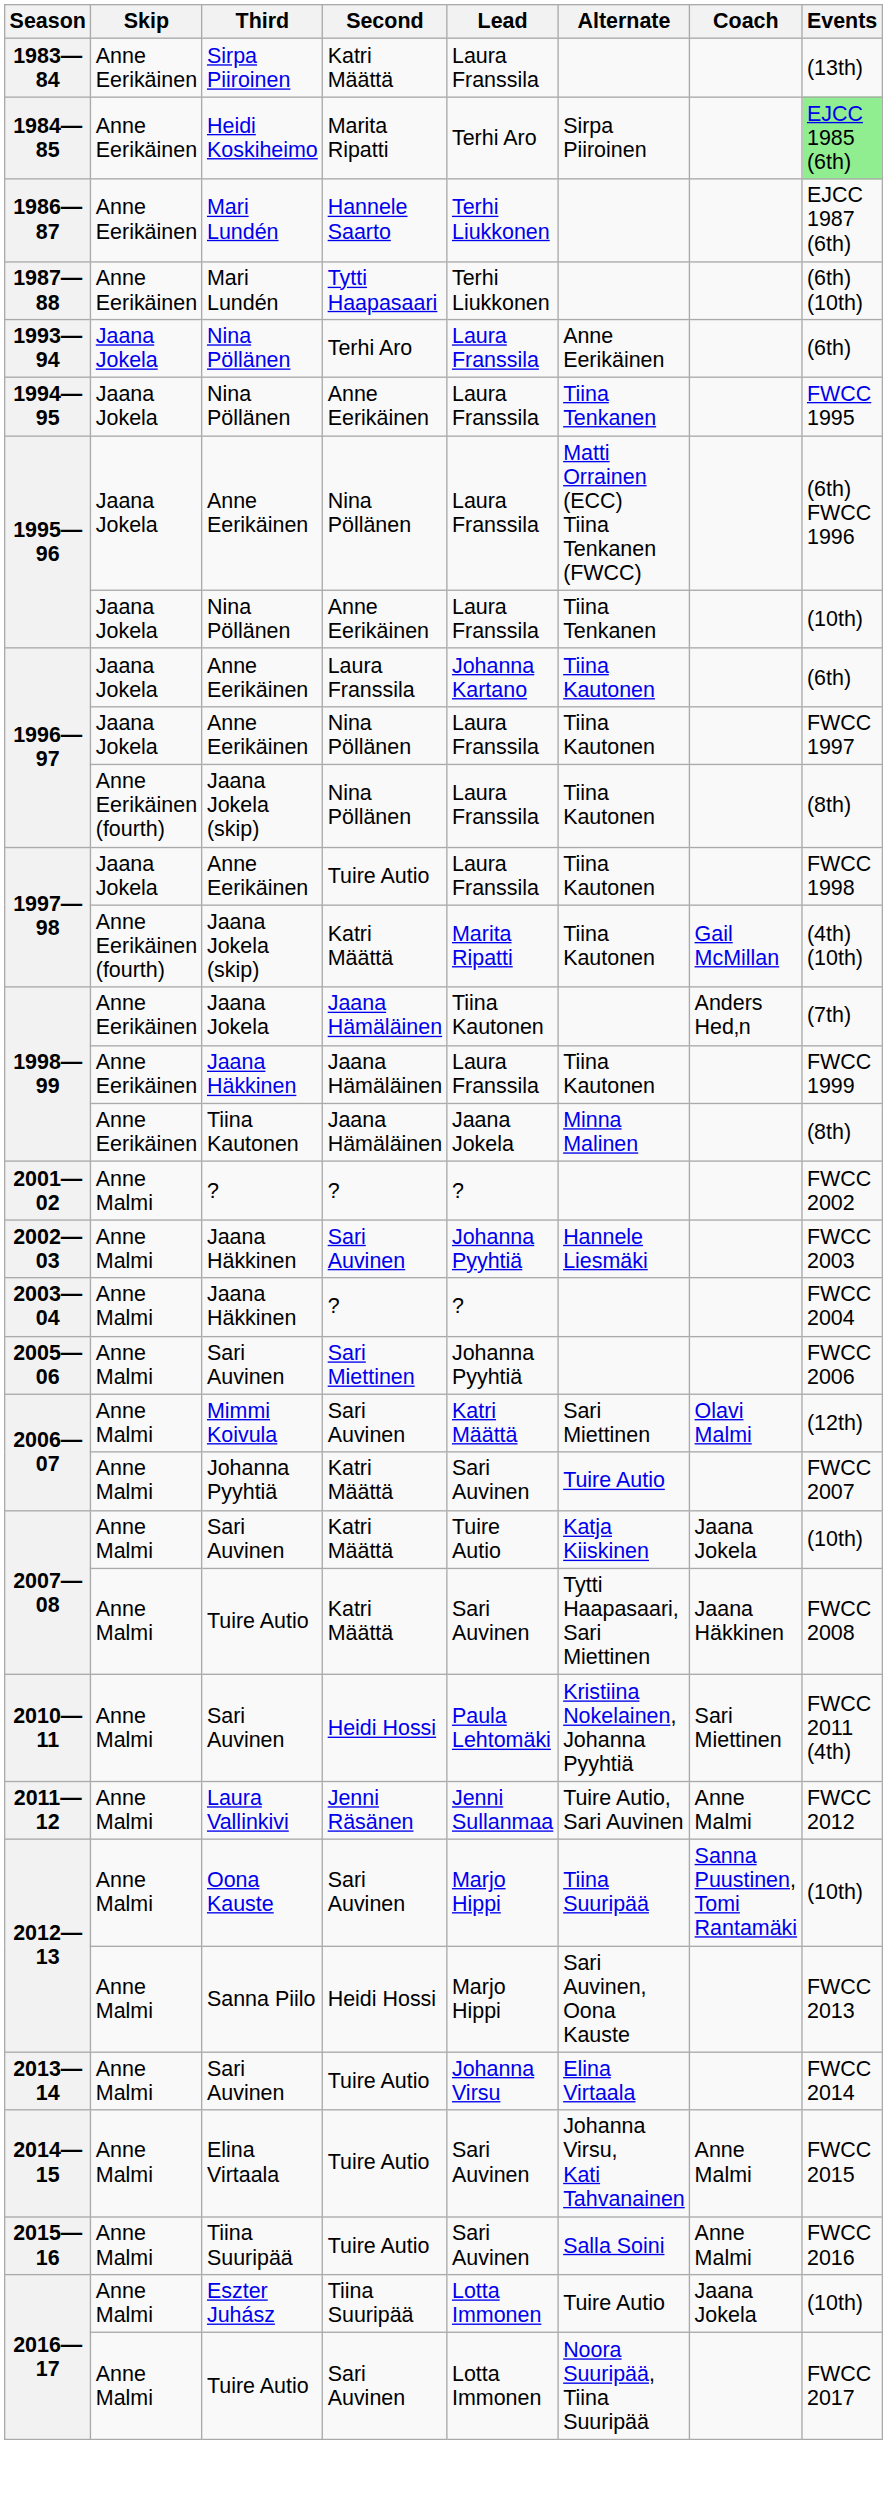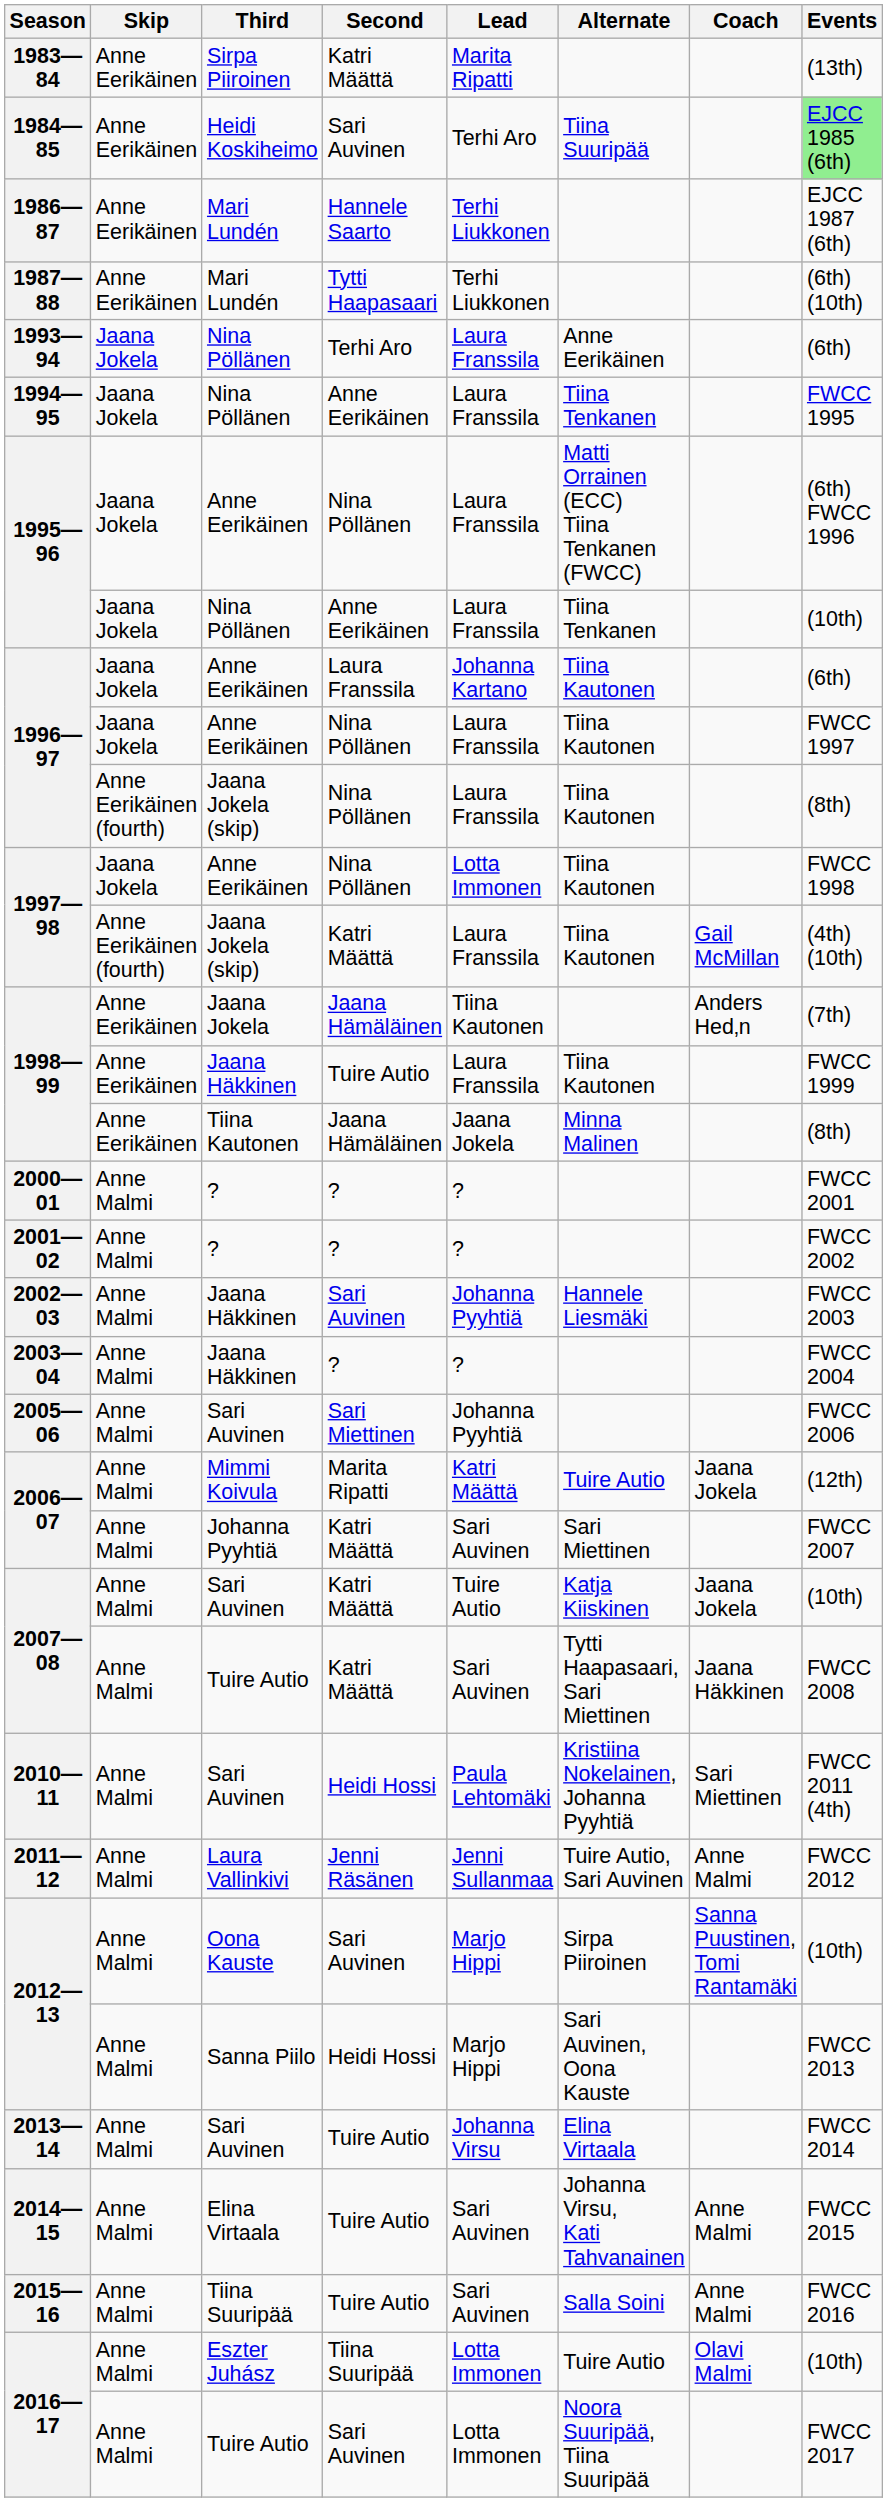(495, 67) Laura Franssila -> (482, 67) Marita Ripatti
(358, 137) Marita Ripatti -> (366, 137) Sari Auvinen
(605, 137) Sirpa Piiroinen -> (606, 137) Tiina Suuripää
(379, 875) Tuire Autio -> (369, 875) Nina Pöllänen
(495, 875) Laura Franssila -> (497, 875) Lotta Immonen
(482, 945) Marita Ripatti -> (495, 945) Laura Franssila
(385, 1074) Jaana Hämäläinen -> (379, 1074) Tuire Autio
+ row: (48, 1190)
(366, 1422) Sari Auvinen -> (358, 1481) Marita Ripatti
(607, 1422) Sari Miettinen -> (614, 1481) Tuire Autio
(723, 1422) Olavi Malmi -> (726, 1481) Jaana Jokela
(614, 1481) Tuire Autio -> (607, 1539) Sari Miettinen
(606, 1892) Tiina Suuripää -> (605, 1950) Sirpa Piiroinen
(726, 2303) Jaana Jokela -> (723, 2361) Olavi Malmi
